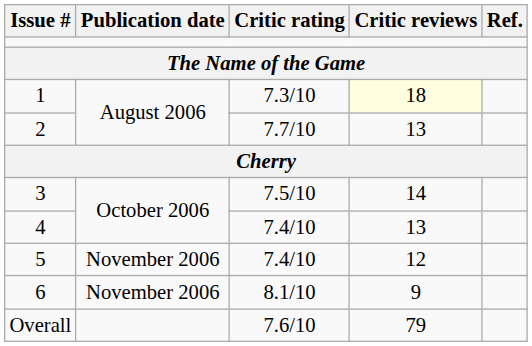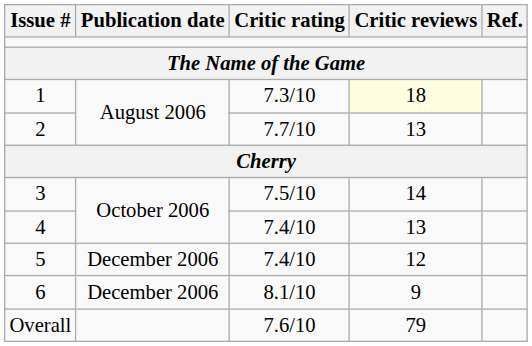(153, 259) November 2006 -> (153, 259) December 2006
(153, 292) November 2006 -> (153, 292) December 2006
